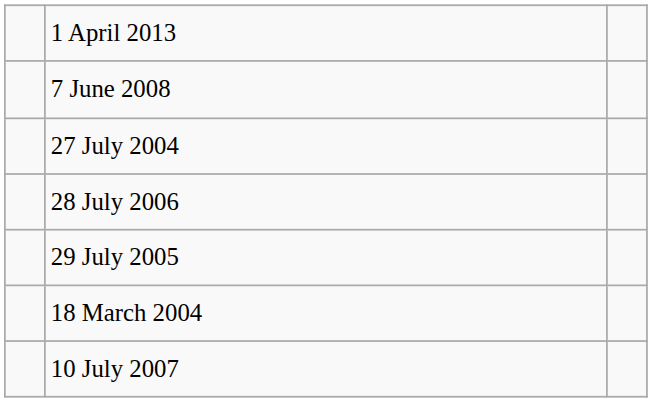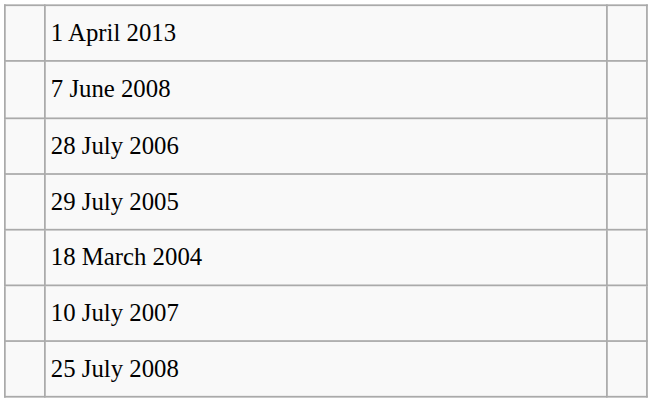- row: (115, 145)
+ row: (115, 368)
